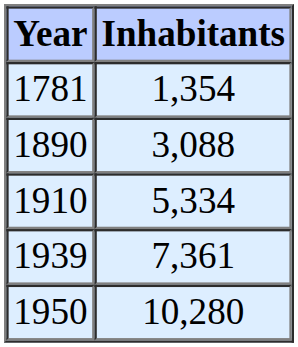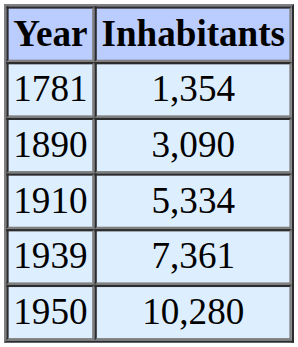(193, 144) 3,088 -> (193, 144) 3,090
